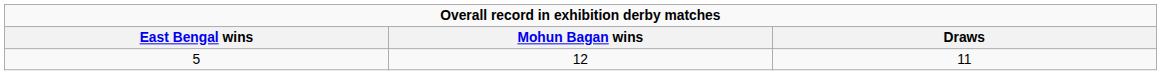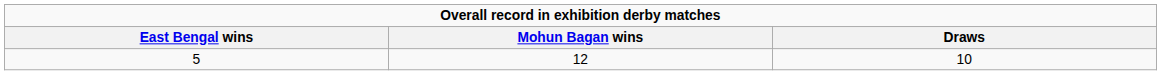(964, 59) 11 -> (964, 59) 10
